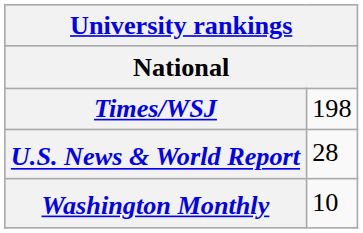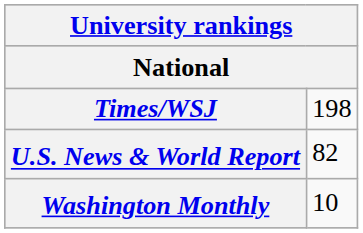(325, 153) 28 -> (325, 153) 82
